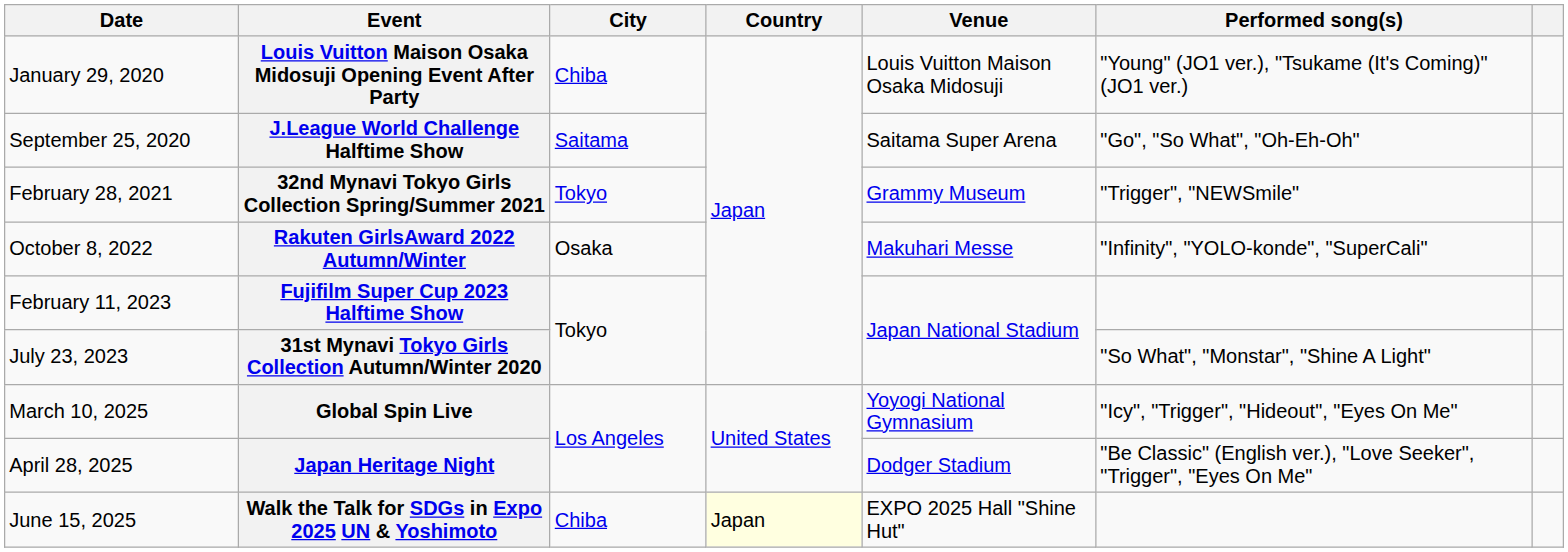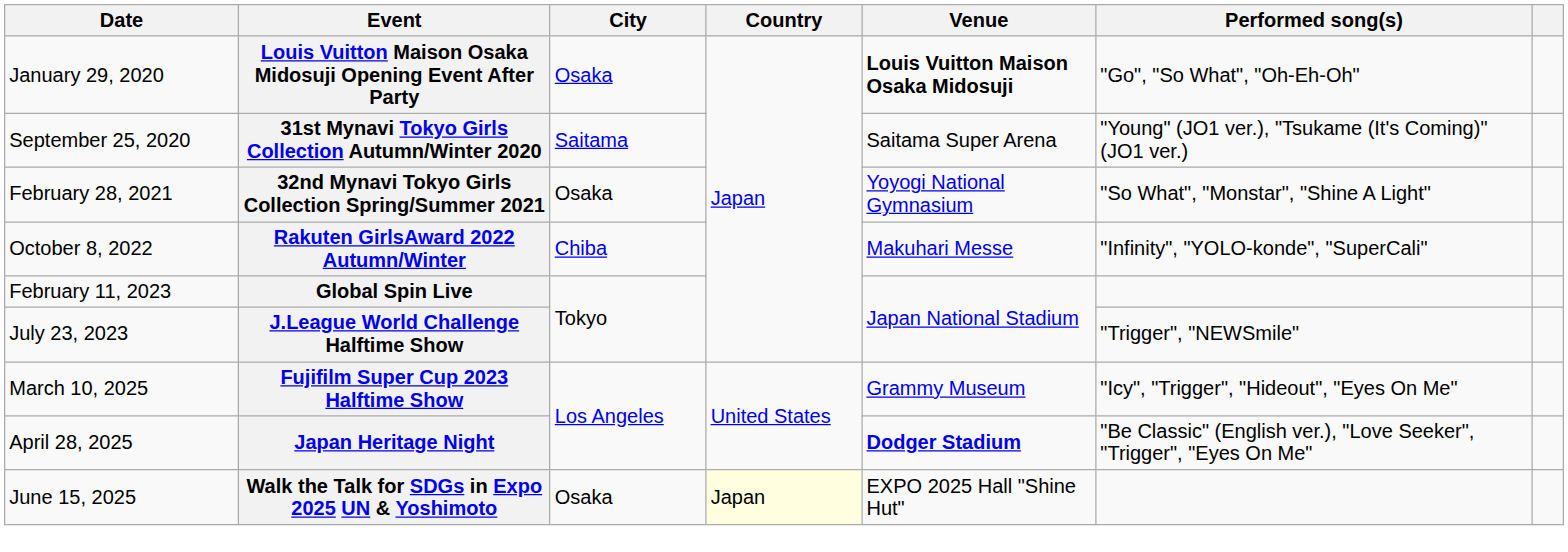(581, 74) Chiba -> (584, 74) Osaka
(959, 74) normal -> (967, 74) bold
(1294, 74) "Young" (JO1 ver.), "Tsukame (It's Coming)" (JO1 ver.) -> (1230, 74) "Go", "So What", "Oh-Eh-Oh"
(394, 140) J.League World Challenge Halftime Show -> (394, 140) 31st Mynavi Tokyo Girls Collection Autumn/Winter 2020
(1230, 140) "Go", "So What", "Oh-Eh-Oh" -> (1294, 140) "Young" (JO1 ver.), "Tsukame (It's Coming)" (JO1 ver.)
(581, 194) Tokyo -> (584, 194) Osaka
(946, 194) Grammy Museum -> (936, 194) Yoyogi National Gymnasium
(1200, 194) "Trigger", "NEWSmile" -> (1266, 194) "So What", "Monstar", "Shine A Light"
(584, 248) Osaka -> (581, 248) Chiba
(394, 302) Fujifilm Super Cup 2023 Halftime Show -> (394, 291) Global Spin Live
(394, 356) 31st Mynavi Tokyo Girls Collection Autumn/Winter 2020 -> (394, 334) J.League World Challenge Halftime Show
(1266, 356) "So What", "Monstar", "Shine A Light" -> (1200, 334) "Trigger", "NEWSmile"
(394, 411) Global Spin Live -> (394, 388) Fujifilm Super Cup 2023 Halftime Show
(936, 411) Yoyogi National Gymnasium -> (946, 388) Grammy Museum
(939, 465) normal -> (944, 442) bold
(581, 519) Chiba -> (584, 497) Osaka
